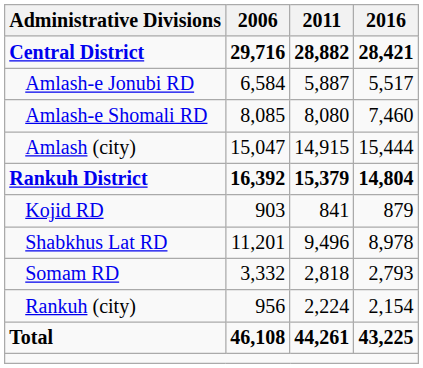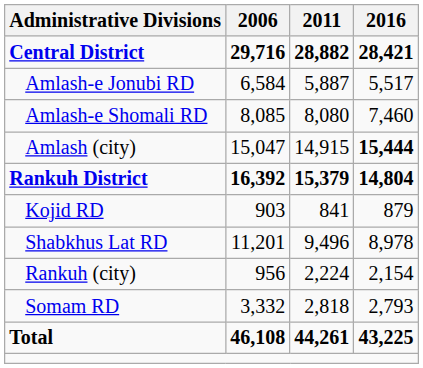(386, 147) normal -> (386, 147) bold
rows swapped: (72, 274) <-> (81, 305)
